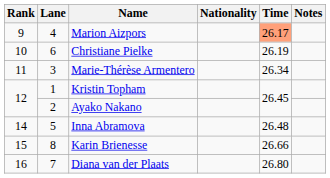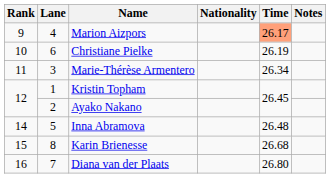(275, 145) 26.66 -> (275, 145) 26.68
